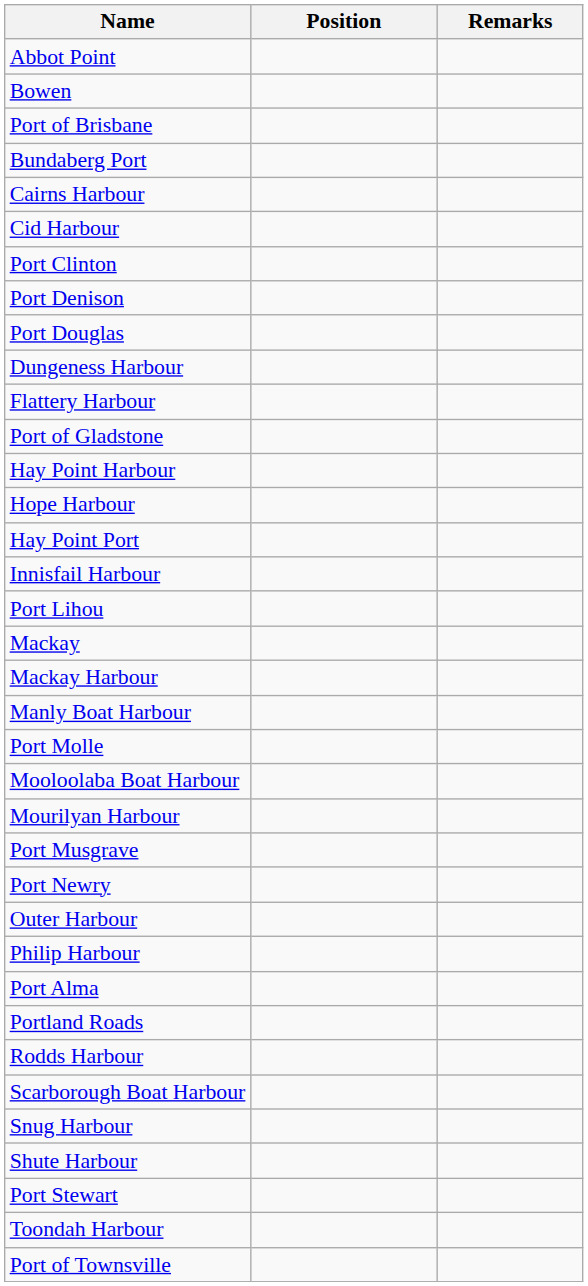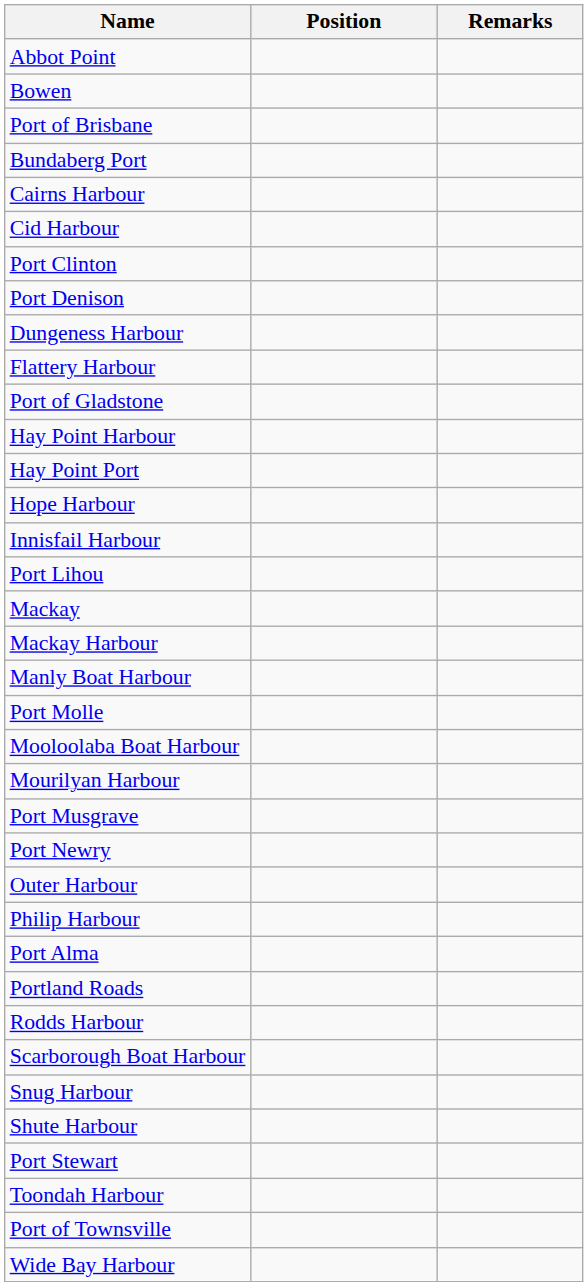- row: (67, 332)
rows swapped: (74, 539) <-> (72, 504)
+ row: (92, 1264)
